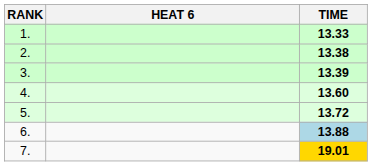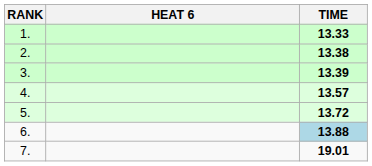(333, 93) 13.60 -> (333, 93) 13.57
(333, 152) gold background -> (333, 152) no background
